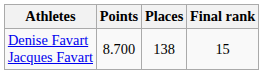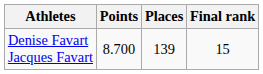(164, 49) 138 -> (164, 49) 139
